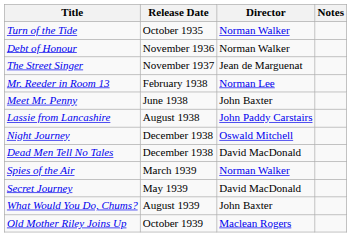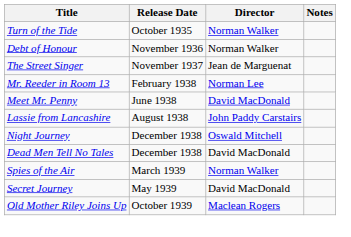(246, 100) John Baxter -> (249, 100) David MacDonald
- row: (72, 205)
